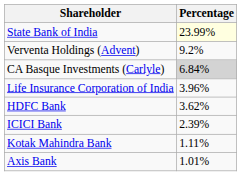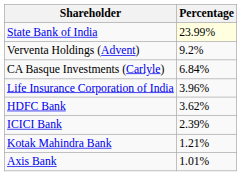(194, 69) lightgrey background -> (194, 69) no background
(194, 143) 1.11% -> (194, 143) 1.21%
